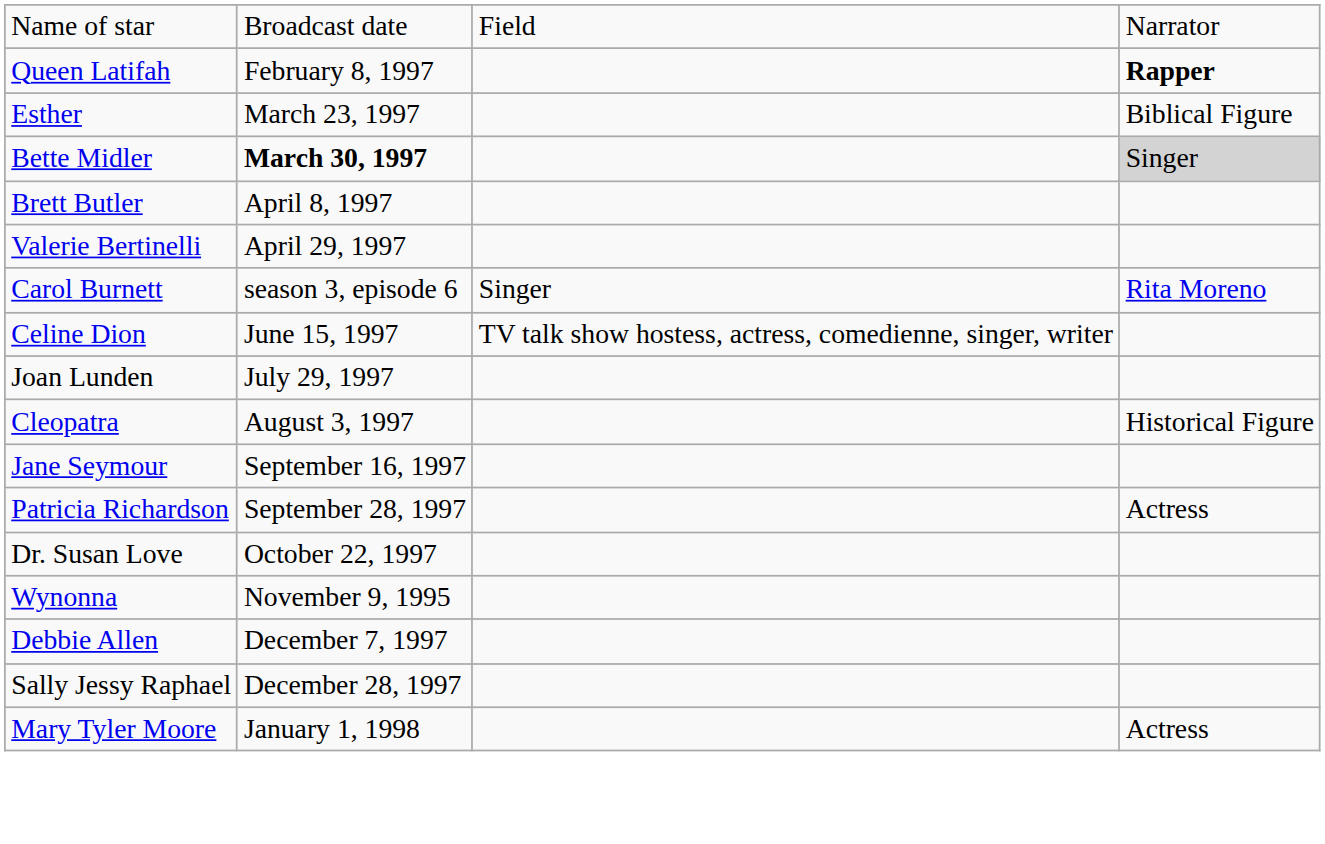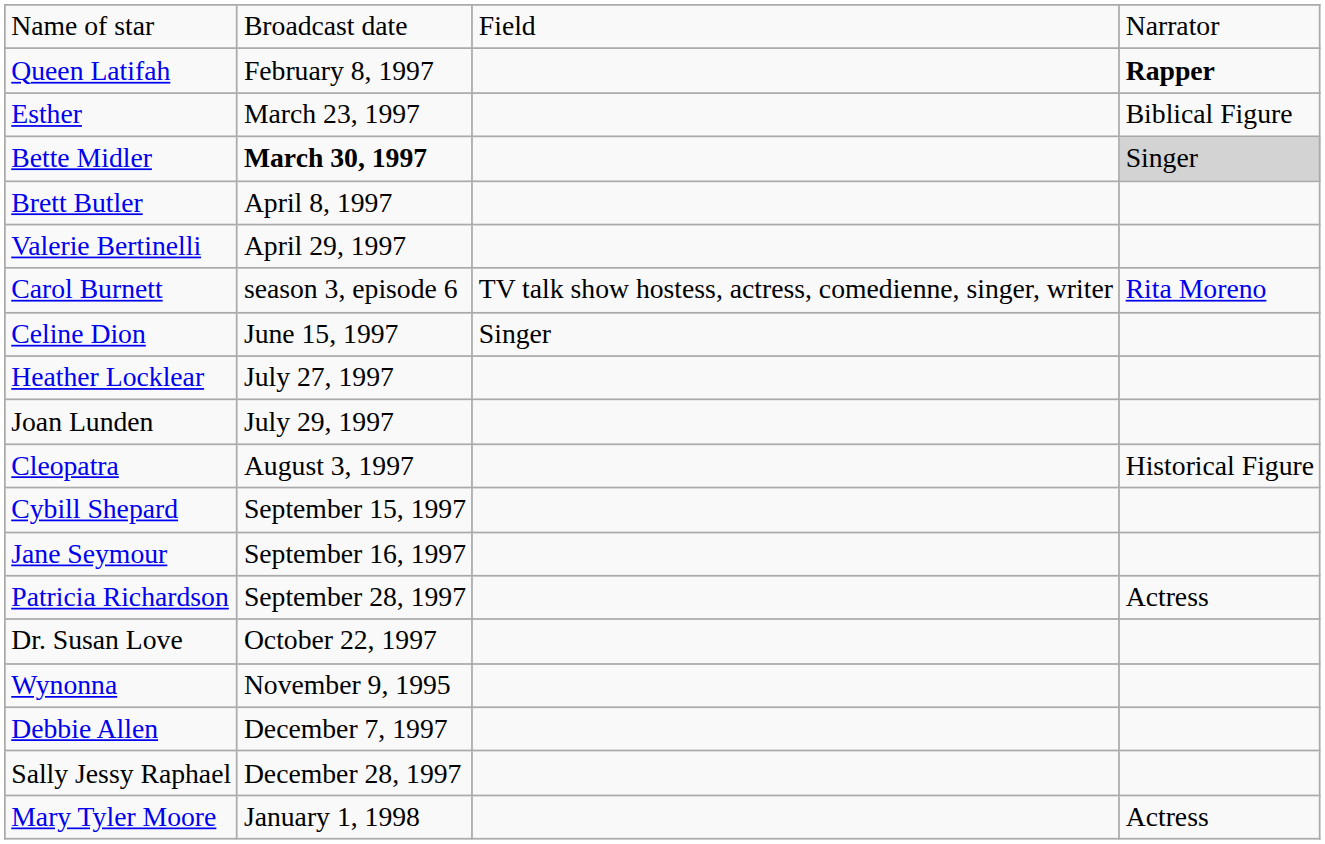(515, 289) Singer -> (796, 289) TV talk show hostess, actress, comedienne, singer, writer
(796, 333) TV talk show hostess, actress, comedienne, singer, writer -> (515, 333) Singer
+ row: (108, 377)
+ row: (95, 509)
